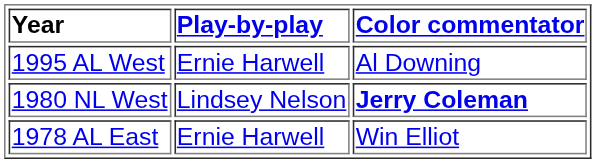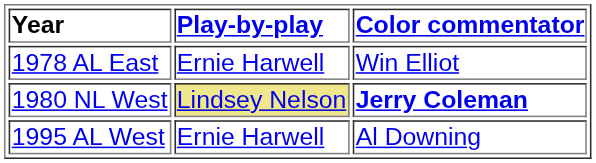rows swapped: (85, 137) <-> (88, 62)
(262, 99) no background -> (262, 99) khaki background
